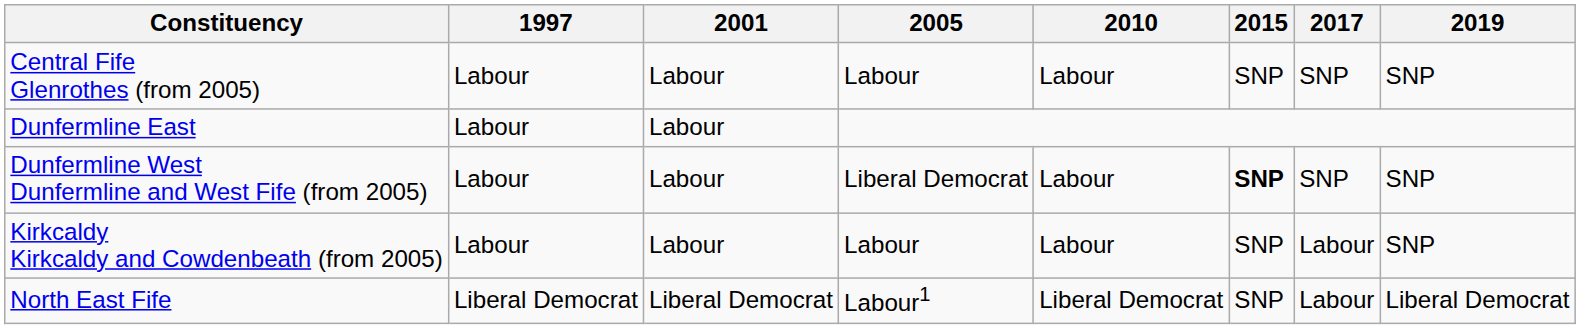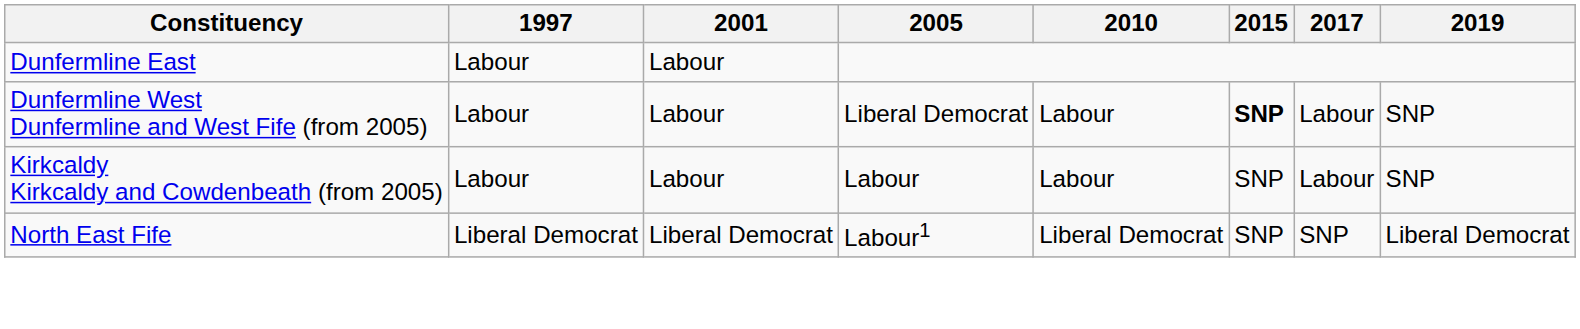- row: (135, 75)
(1324, 179) SNP -> (1337, 113) Labour
(1337, 300) Labour -> (1324, 234) SNP
